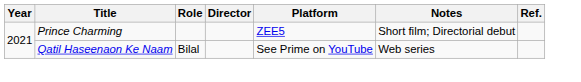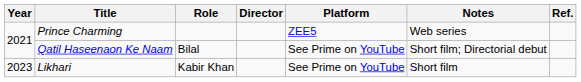(447, 31) Short film; Directorial debut -> (438, 31) Web series
(406, 49) Web series -> (478, 49) Short film; Directorial debut
+ row: (54, 67)
